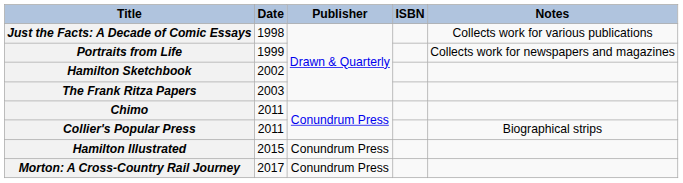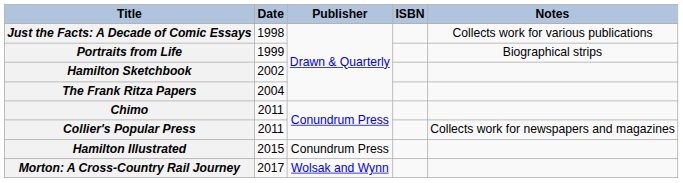(552, 52) Collects work for newspapers and magazines -> (552, 52) Biographical strips
(271, 91) 2003 -> (271, 91) 2004
(552, 129) Biographical strips -> (552, 129) Collects work for newspapers and magazines
(340, 168) Conundrum Press -> (340, 168) Wolsak and Wynn
